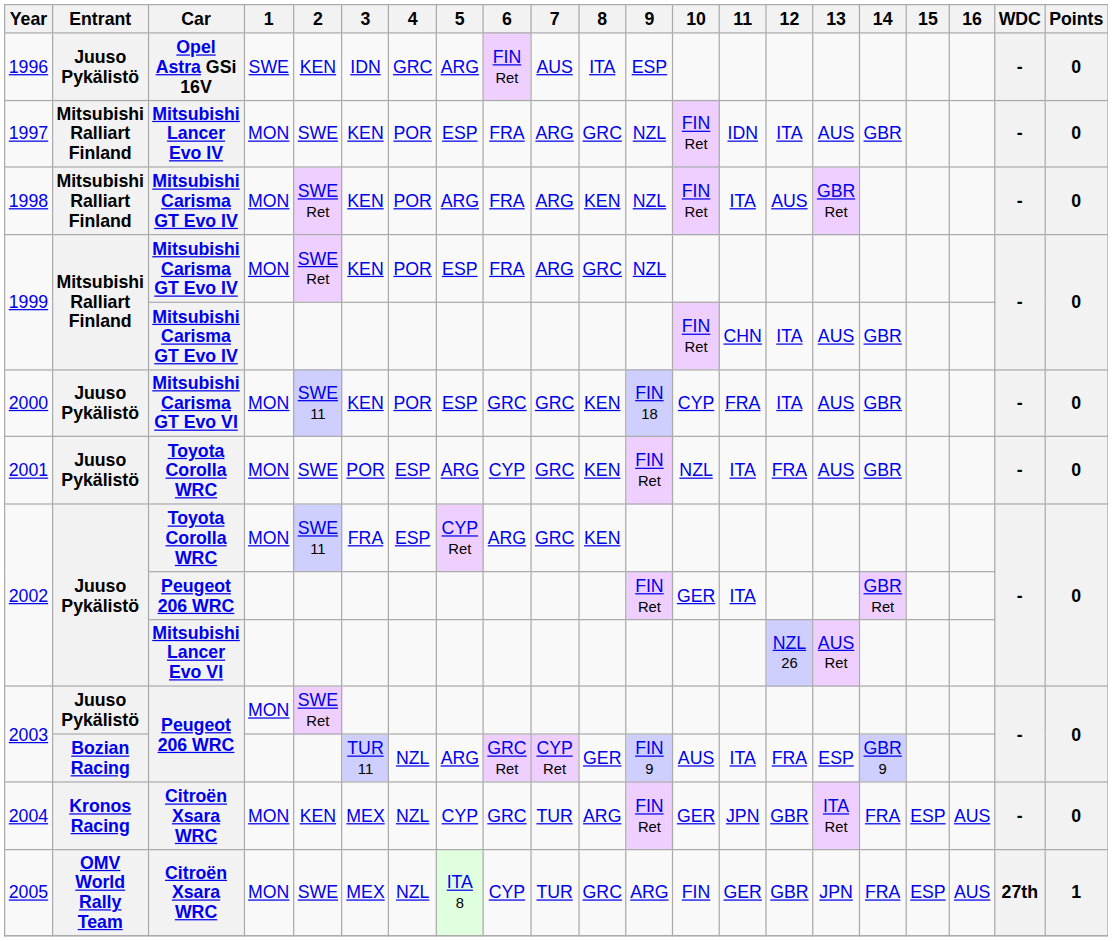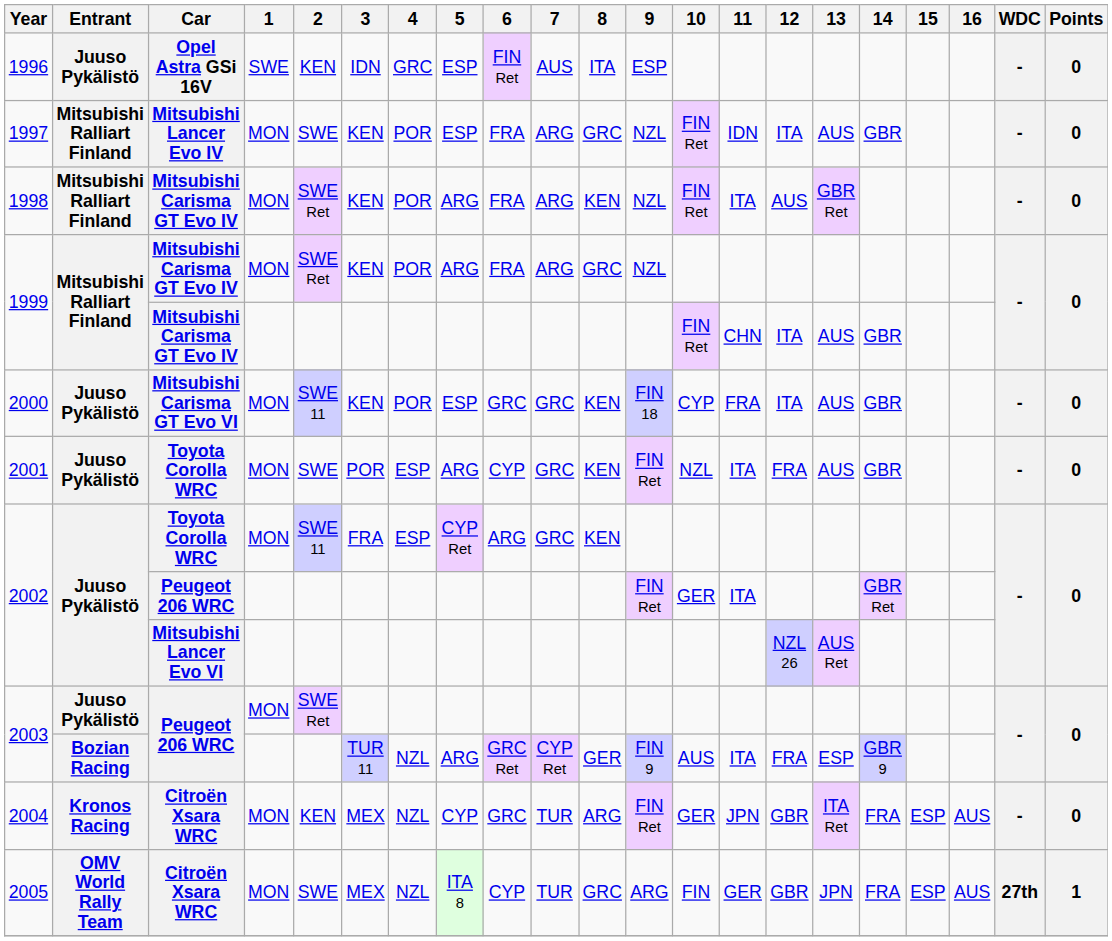(460, 67) ARG -> (460, 67) ESP
(460, 269) ESP -> (460, 269) ARG
